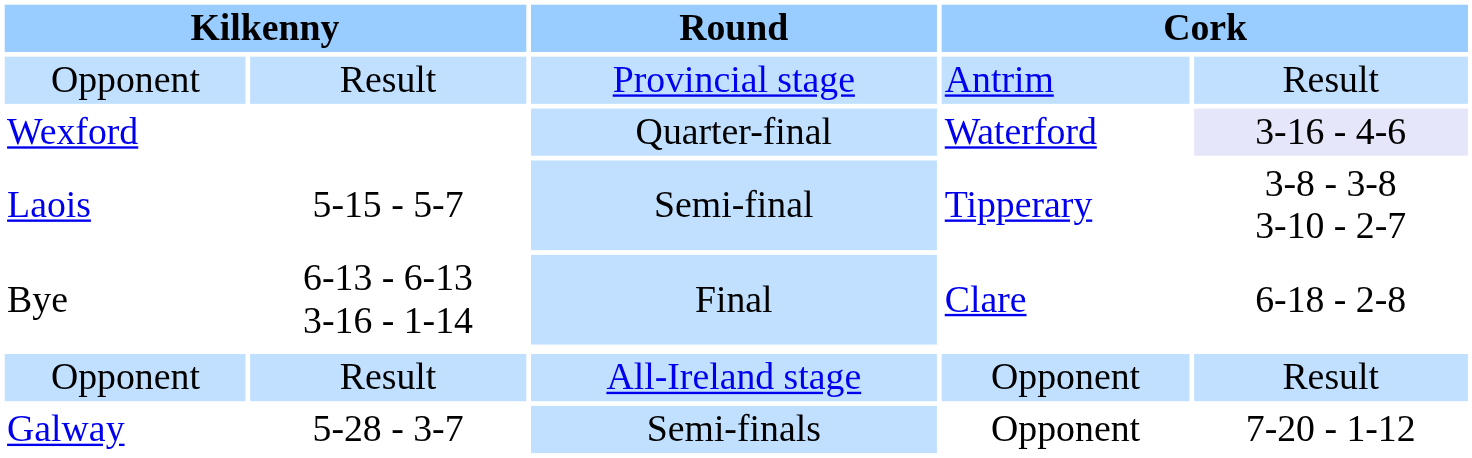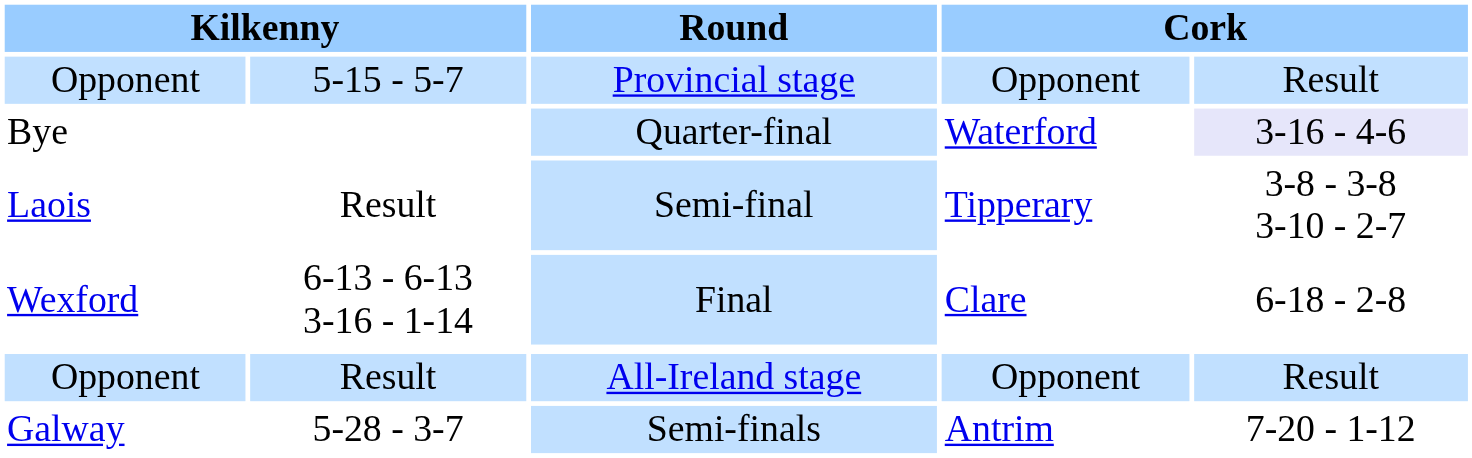(388, 79) Result -> (388, 79) 5-15 - 5-7
(999, 79) Antrim -> (1066, 79) Opponent
(73, 131) Wexford -> (38, 131) Bye
(388, 204) 5-15 - 5-7 -> (388, 204) Result
(38, 299) Bye -> (73, 299) Wexford
(1066, 428) Opponent -> (999, 428) Antrim
